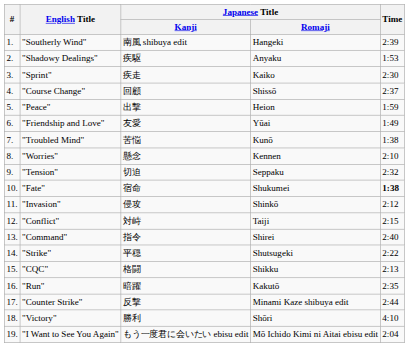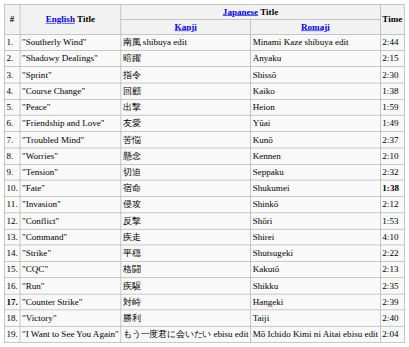(268, 42) Hangeki -> (301, 42) Minami Kaze shibuya edit
(390, 42) 2:39 -> (390, 42) 2:44
(132, 59) 疾駆 -> (132, 59) 暗躍
(390, 59) 1:53 -> (390, 59) 2:15
(132, 75) 疾走 -> (132, 75) 指令
(264, 75) Kaiko -> (265, 75) Shissō
(265, 91) Shissō -> (264, 91) Kaiko
(390, 91) 2:37 -> (390, 91) 1:38
(390, 140) 1:38 -> (390, 140) 2:37
(132, 221) 対峙 -> (132, 221) 反撃
(261, 221) Taiji -> (262, 221) Shōri
(390, 221) 2:15 -> (390, 221) 1:53
(132, 237) 指令 -> (132, 237) 疾走
(390, 237) 2:40 -> (390, 237) 4:10
(266, 270) Shikku -> (266, 270) Kakutō
(132, 286) 暗躍 -> (132, 286) 疾駆
(266, 286) Kakutō -> (266, 286) Shikku
(12, 302) normal -> (12, 302) bold
(132, 302) 反撃 -> (132, 302) 対峙
(301, 302) Minami Kaze shibuya edit -> (268, 302) Hangeki
(390, 302) 2:44 -> (390, 302) 2:39
(262, 318) Shōri -> (261, 318) Taiji
(390, 318) 4:10 -> (390, 318) 2:40
